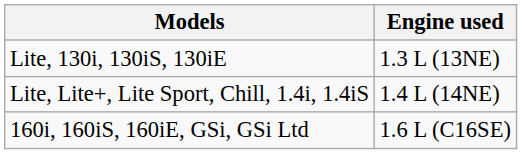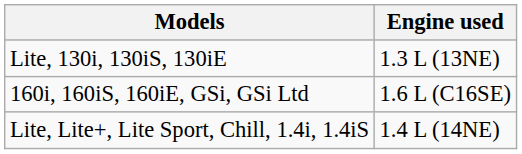rows swapped: (190, 93) <-> (159, 129)
